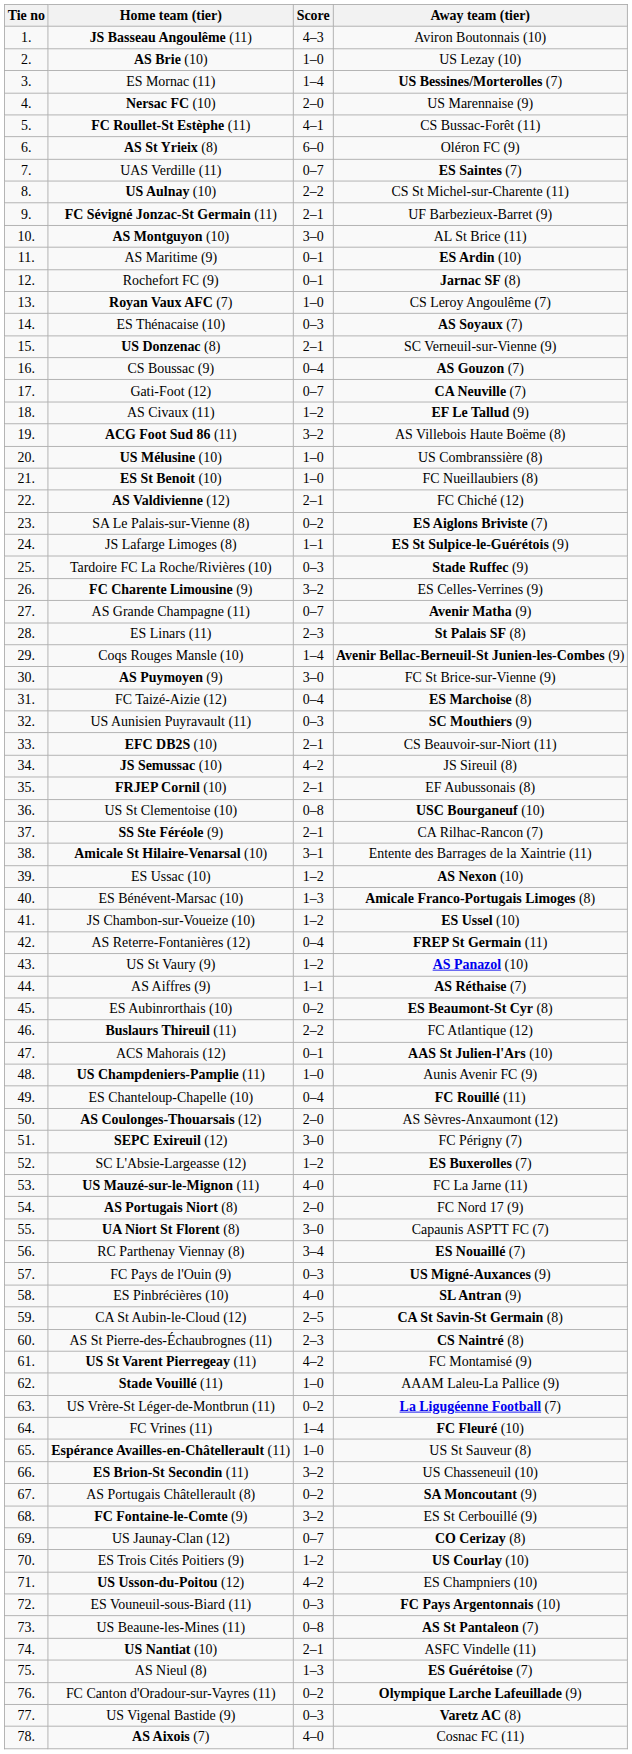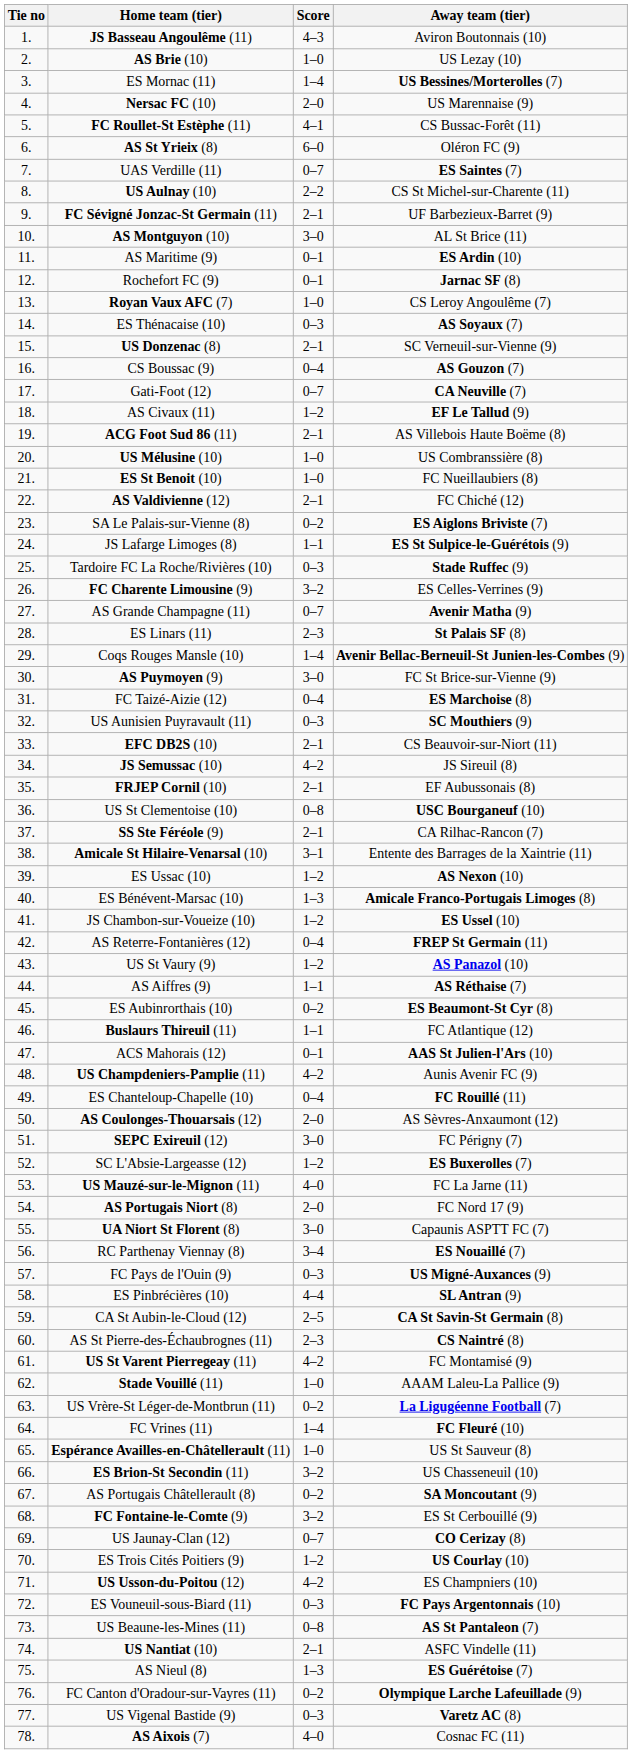(313, 434) 3–2 -> (313, 434) 2–1
(313, 1031) 2–2 -> (313, 1031) 1–1
(313, 1075) 1–0 -> (313, 1075) 4–2
(313, 1295) 4–0 -> (313, 1295) 4–4
